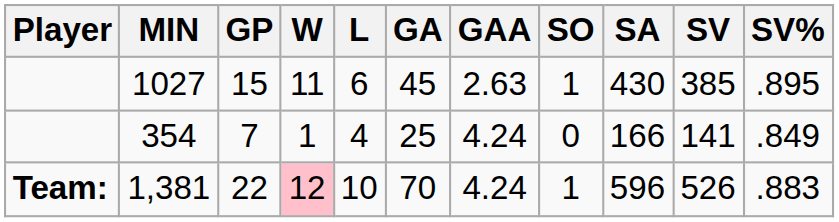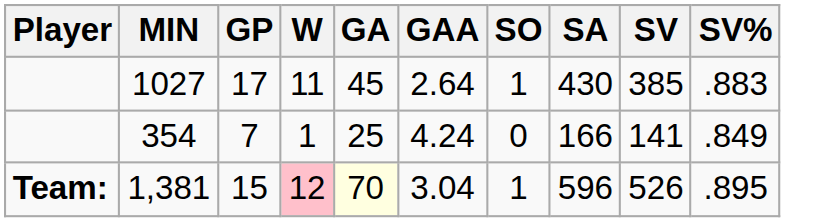- column: (359, 30)
(249, 83) 15 -> (249, 83) 17
(495, 83) 2.63 -> (443, 83) 2.64
(788, 83) .895 -> (736, 83) .883
(249, 188) 22 -> (249, 188) 15
(418, 188) no background -> (366, 188) lightyellow background
(495, 188) 4.24 -> (443, 188) 3.04
(788, 188) .883 -> (736, 188) .895
